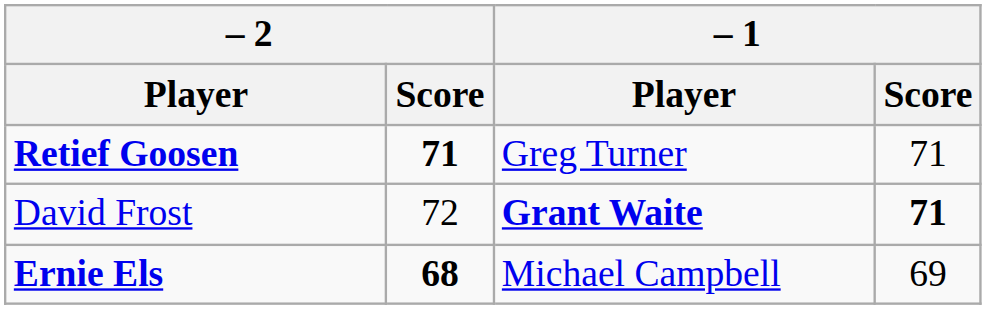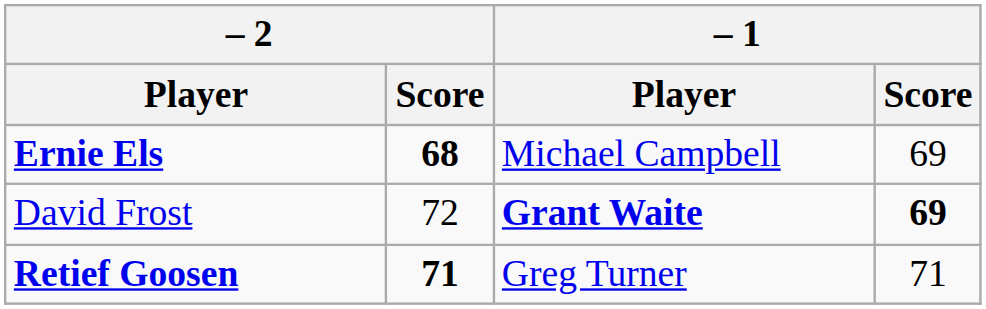rows swapped: (126, 153) <-> (89, 272)
(928, 213) 71 -> (928, 213) 69
